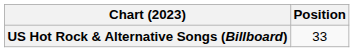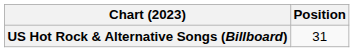(320, 36) 33 -> (320, 36) 31
